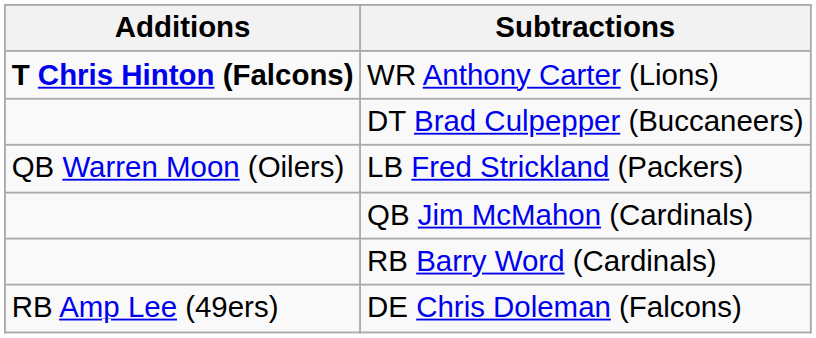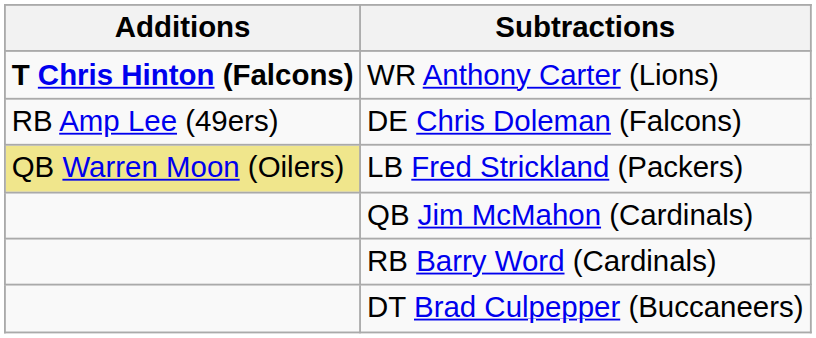rows swapped: (554, 307) <-> (585, 121)
(178, 167) no background -> (178, 167) khaki background
